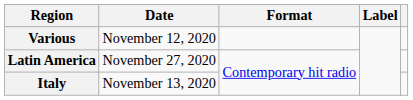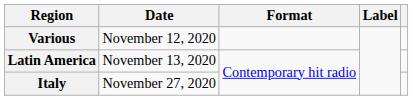(159, 60) November 27, 2020 -> (159, 60) November 13, 2020
(159, 83) November 13, 2020 -> (159, 83) November 27, 2020
